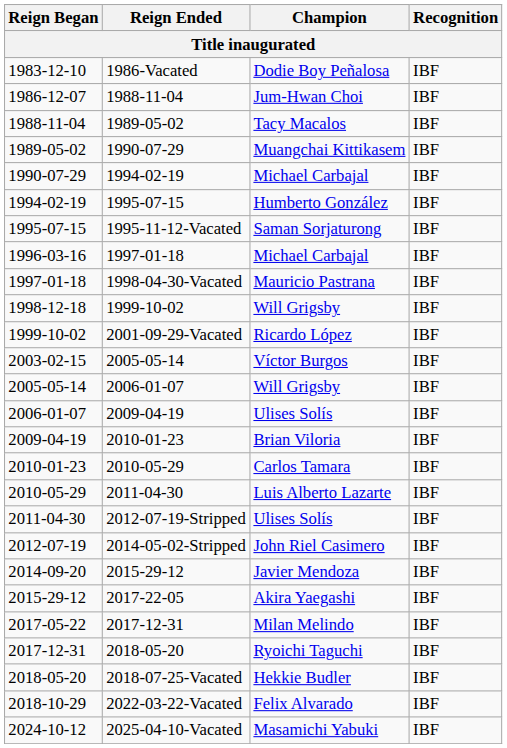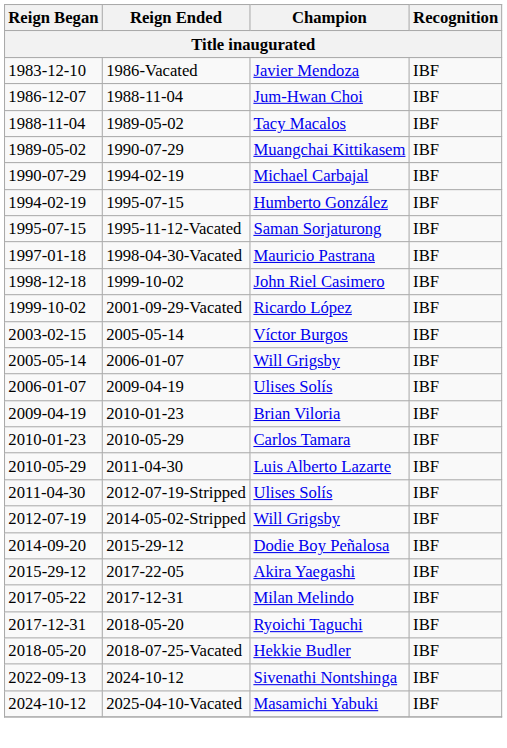(321, 70) Dodie Boy Peñalosa -> (306, 70) Javier Mendoza
- row: (47, 255)
(297, 307) Will Grigsby -> (319, 281) John Riel Casimero
(319, 545) John Riel Casimero -> (297, 519) Will Grigsby
(306, 571) Javier Mendoza -> (321, 545) Dodie Boy Peñalosa
- row: (47, 703)
+ row: (47, 677)
